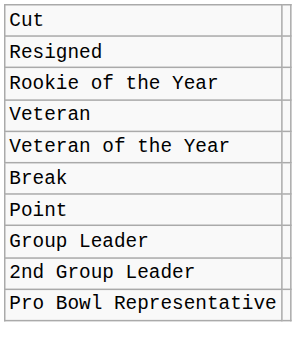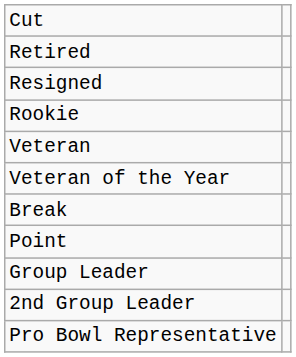+ row: (50, 52)
+ row: (44, 115)
- row: (114, 84)
